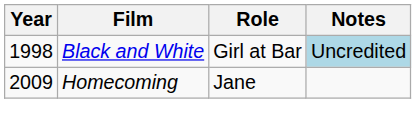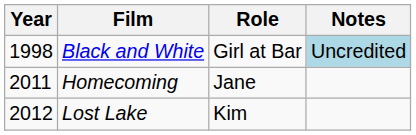(31, 82) 2009 -> (30, 82) 2011
+ row: (105, 113)
